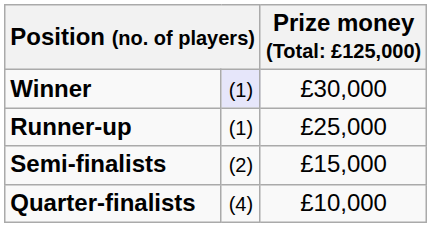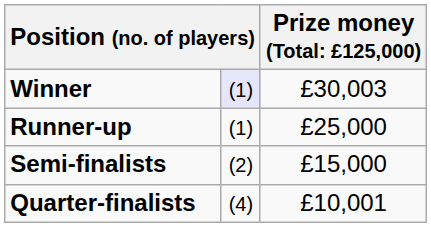(344, 88) £30,000 -> (344, 88) £30,003
(344, 202) £10,000 -> (344, 202) £10,001
